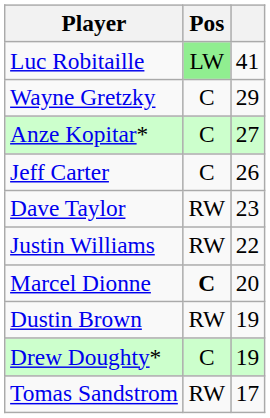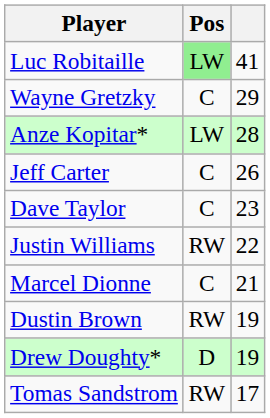(207, 134) C -> (207, 134) LW
(247, 134) 27 -> (247, 134) 28
(207, 208) RW -> (207, 208) C
(207, 282) bold -> (207, 282) normal
(247, 282) 20 -> (247, 282) 21
(207, 356) C -> (207, 356) D
